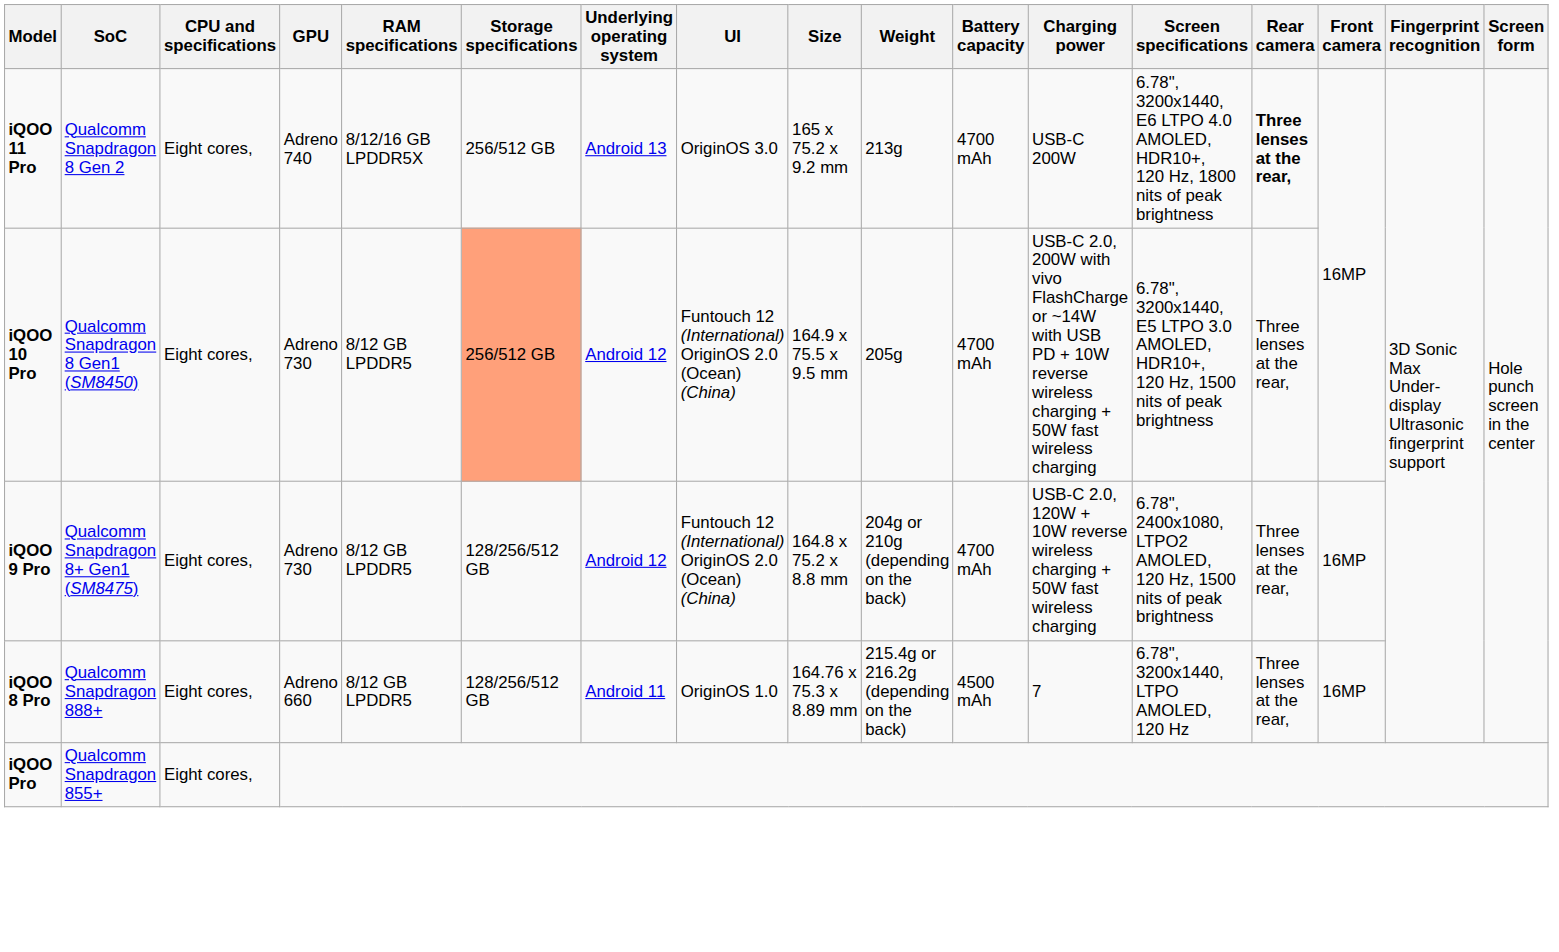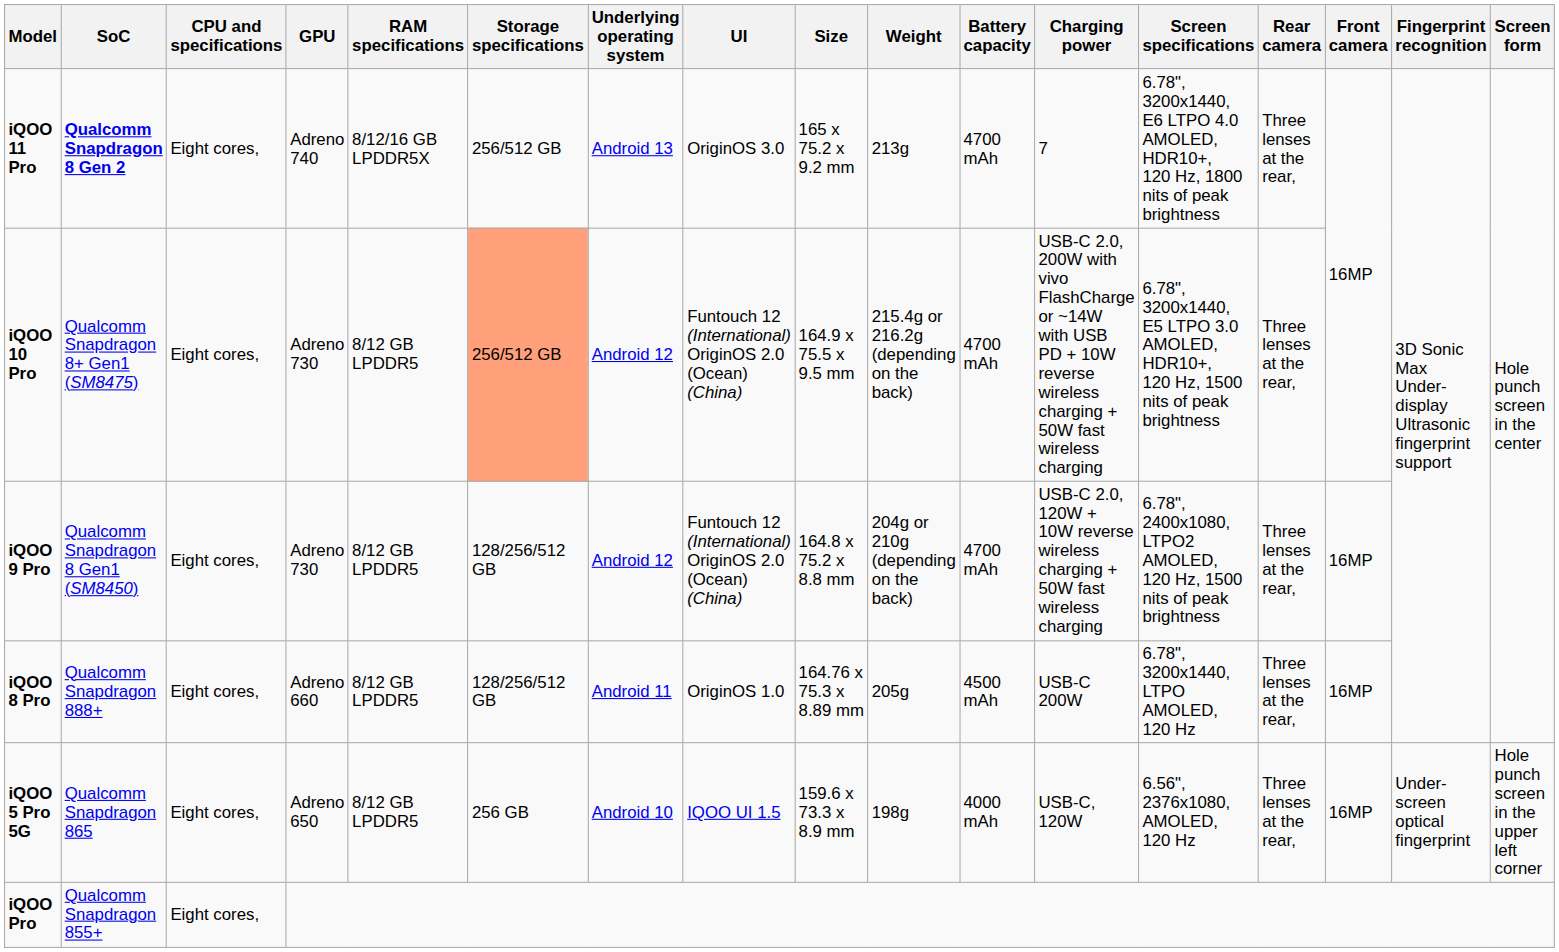(110, 148) normal -> (114, 148) bold
(1058, 148) USB-C 200W -> (1043, 148) 7
(1282, 148) bold -> (1286, 148) normal
(110, 354) Qualcomm Snapdragon 8 Gen1 (SM8450) -> (110, 354) Qualcomm Snapdragon 8+ Gen1 (SM8475)
(884, 354) 205g -> (914, 354) 215.4g or 216.2g (depending on the back)
(110, 560) Qualcomm Snapdragon 8+ Gen1 (SM8475) -> (110, 560) Qualcomm Snapdragon 8 Gen1 (SM8450)
(907, 691) 215.4g or 216.2g (depending on the back) -> (890, 691) 205g
(1037, 691) 7 -> (1065, 691) USB-C 200W
+ row: (30, 812)
